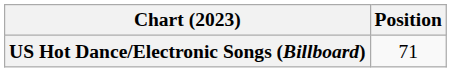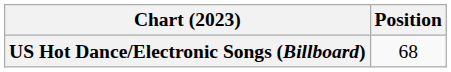(408, 50) 71 -> (408, 50) 68
